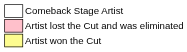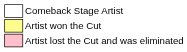rows swapped: (63, 41) <-> (104, 26)
